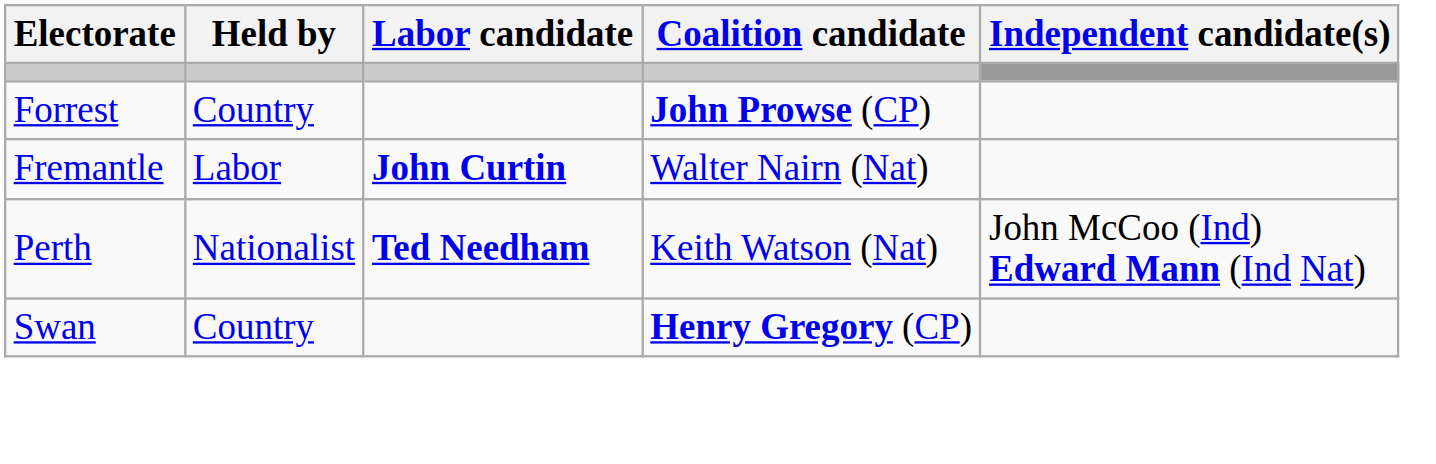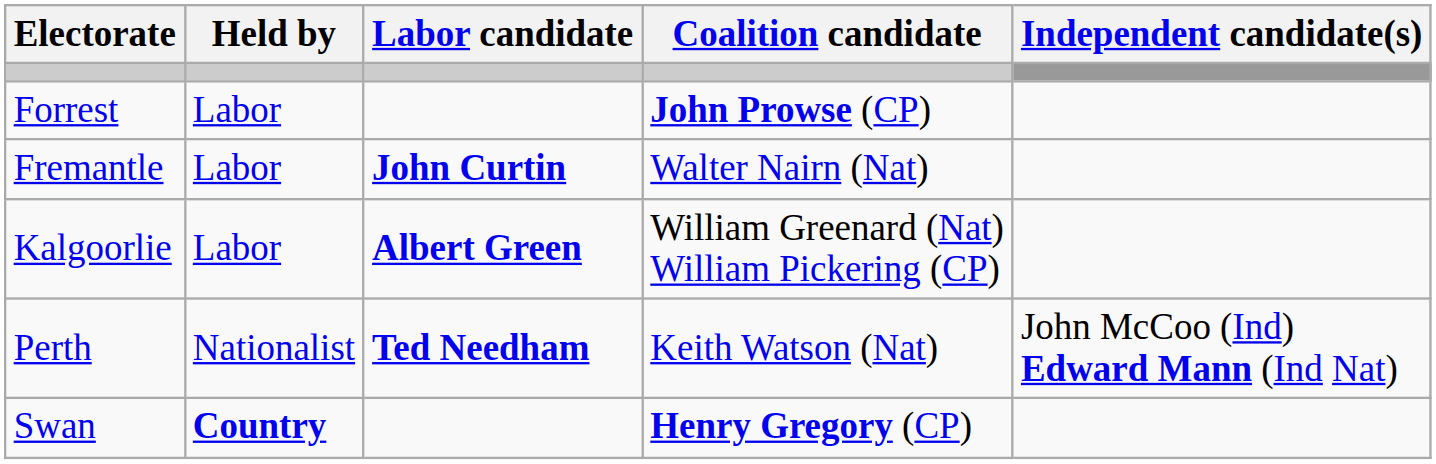(253, 109) Country -> (237, 109) Labor
+ row: (93, 247)
(253, 326) normal -> (260, 427) bold
